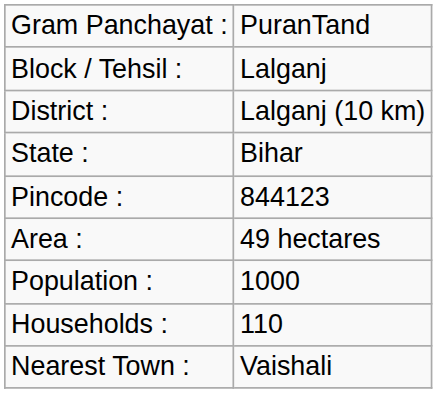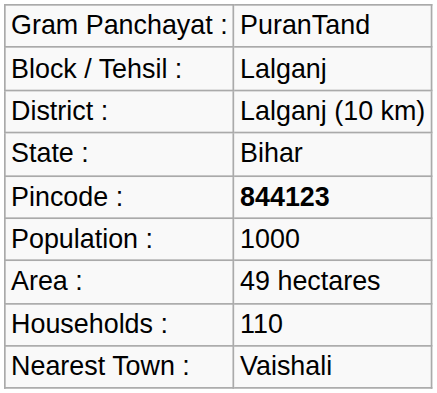(285, 196) normal -> (285, 196) bold
rows swapped: (47, 238) <-> (82, 281)
